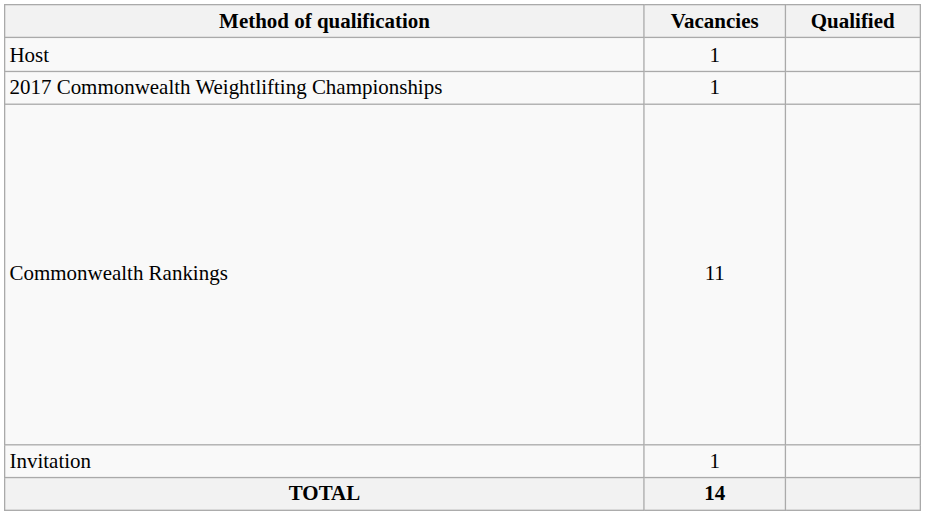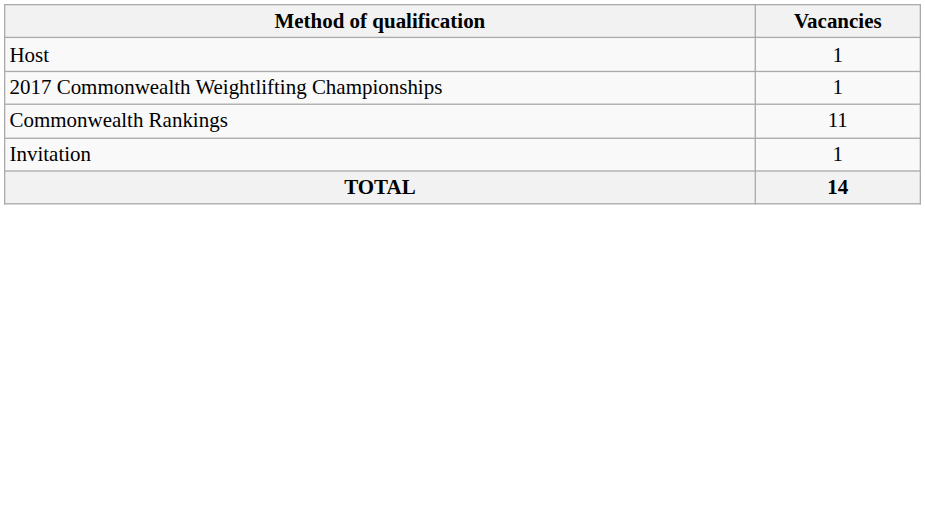- column: (853, 21)
